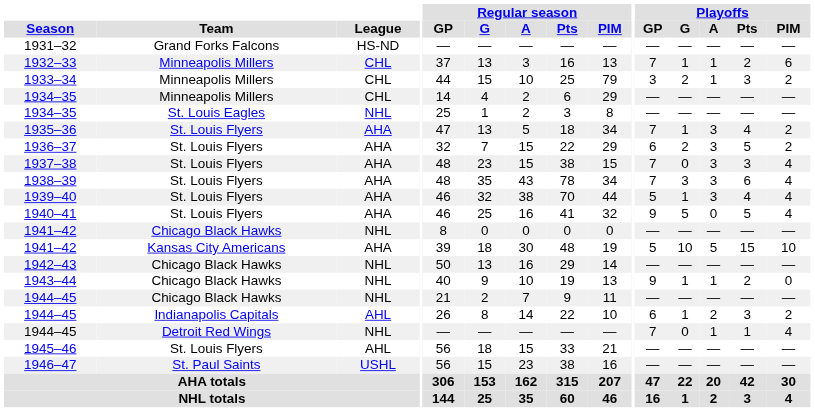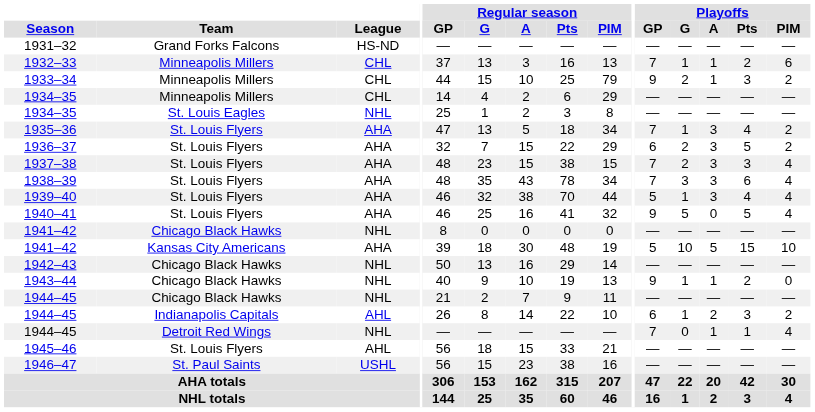(653, 79) 3 -> (653, 79) 9
(685, 163) 0 -> (685, 163) 2
